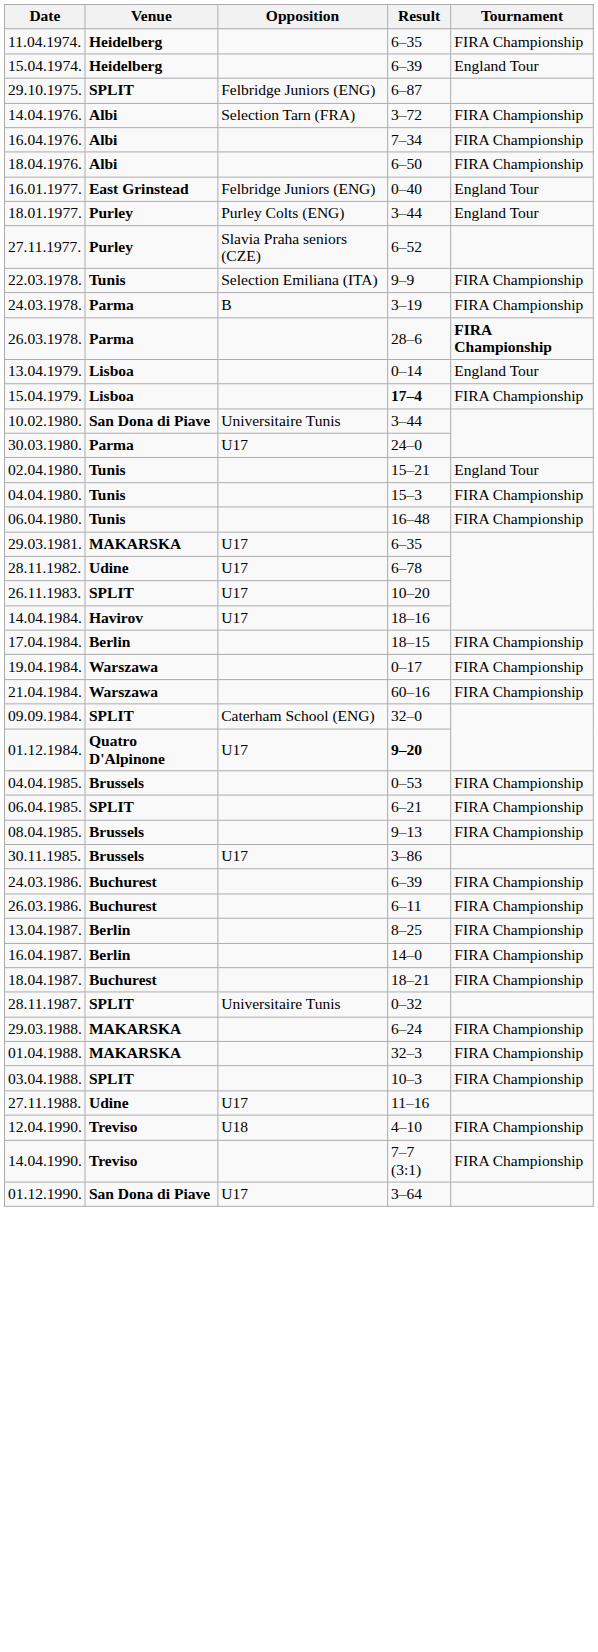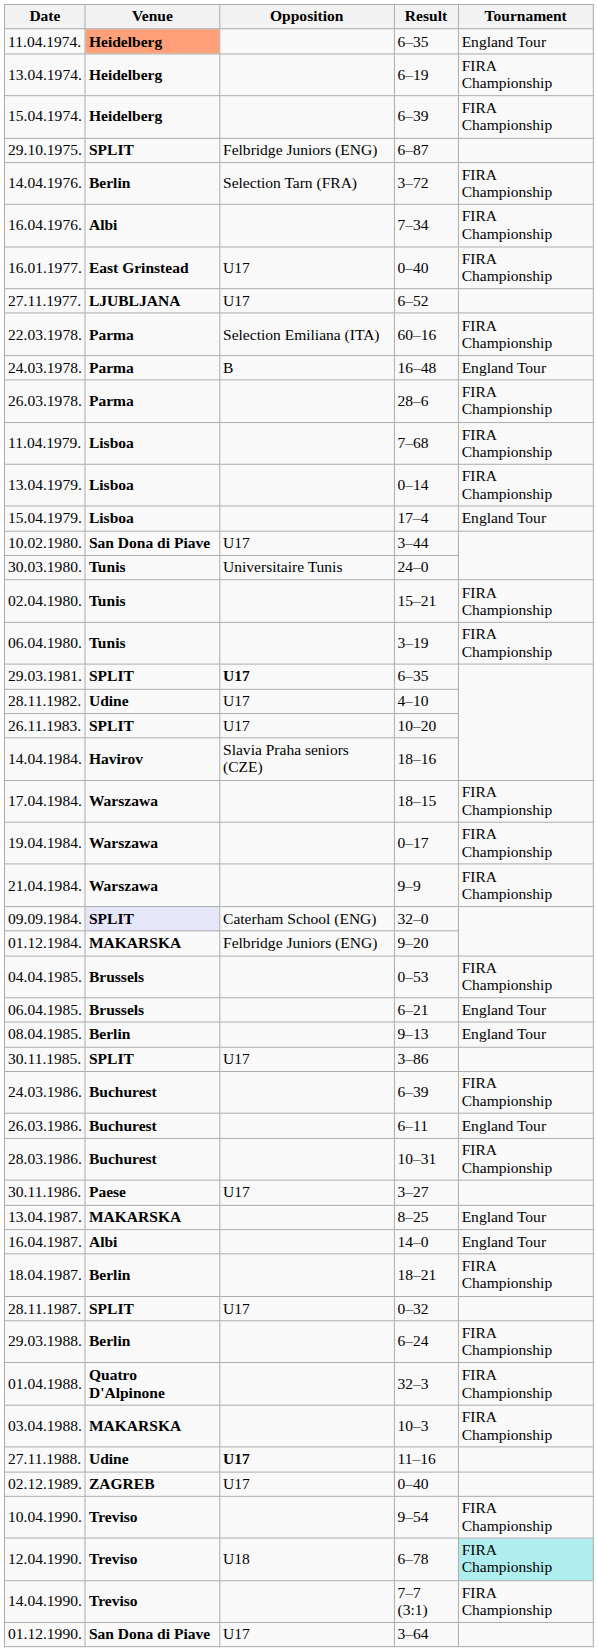(126, 41) no background -> (126, 41) lightsalmon background
(519, 41) FIRA Championship -> (504, 41) England Tour
+ row: (45, 74)
(497, 66) England Tour -> (507, 116) FIRA Championship
(103, 115) Albi -> (110, 183) Berlin
- row: (45, 164)
(298, 189) Felbridge Juniors (ENG) -> (236, 267) U17
(497, 189) England Tour -> (507, 267) FIRA Championship
- row: (45, 213)
(111, 247) Purley -> (135, 301) LJUBLJANA
(284, 247) Slavia Praha seniors (CZE) -> (236, 301) U17
(107, 280) Tunis -> (111, 334) Parma
(403, 280) 9–9 -> (417, 334) 60–16
(407, 305) 3–19 -> (417, 367) 16–48
(519, 305) FIRA Championship -> (504, 367) England Tour
(503, 338) bold -> (507, 401) normal
+ row: (45, 443)
(497, 371) England Tour -> (507, 485) FIRA Championship
(407, 396) bold -> (413, 518) normal
(519, 396) FIRA Championship -> (504, 518) England Tour
(281, 420) Universitaire Tunis -> (236, 543) U17
(111, 445) Parma -> (107, 567) Tunis
(235, 445) U17 -> (283, 567) Universitaire Tunis
(497, 470) England Tour -> (507, 601) FIRA Championship
- row: (45, 494)
(410, 519) 16–48 -> (413, 643) 3–19
(135, 544) MAKARSKA -> (111, 676) SPLIT
(235, 544) normal -> (236, 676) bold
(407, 568) 6–78 -> (413, 701) 4–10
(235, 617) U17 -> (286, 759) Slavia Praha seniors (CZE)
(110, 642) Berlin -> (123, 801) Warszawa
(410, 691) 60–16 -> (409, 885) 9–9
(111, 716) no background -> (111, 918) lavender background
(127, 749) Quatro D'Alpinone -> (135, 943) MAKARSKA
(235, 749) U17 -> (300, 943) Felbridge Juniors (ENG)
(407, 749) bold -> (413, 943) normal
(111, 807) SPLIT -> (117, 1009) Brussels
(519, 807) FIRA Championship -> (504, 1009) England Tour
(117, 832) Brussels -> (110, 1034) Berlin
(519, 832) FIRA Championship -> (504, 1034) England Tour
(117, 856) Brussels -> (111, 1059) SPLIT
(519, 906) FIRA Championship -> (504, 1125) England Tour
+ row: (45, 1159)
+ row: (45, 1192)
(110, 930) Berlin -> (135, 1217) MAKARSKA
(519, 930) FIRA Championship -> (504, 1217) England Tour
(110, 955) Berlin -> (103, 1241) Albi
(519, 955) FIRA Championship -> (504, 1241) England Tour
(123, 979) Buchurest -> (110, 1275) Berlin
(281, 1004) Universitaire Tunis -> (236, 1308) U17
(135, 1029) MAKARSKA -> (110, 1341) Berlin
(135, 1053) MAKARSKA -> (127, 1383) Quatro D'Alpinone
(111, 1078) SPLIT -> (135, 1425) MAKARSKA
(235, 1102) normal -> (236, 1459) bold
+ row: (45, 1483)
+ row: (45, 1517)
(407, 1127) 4–10 -> (413, 1559) 6–78
(519, 1127) no background -> (507, 1559) paleturquoise background
